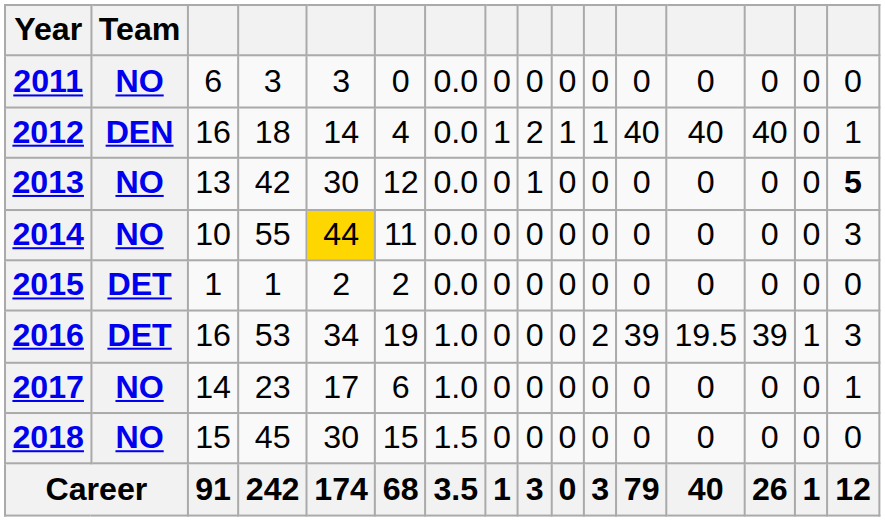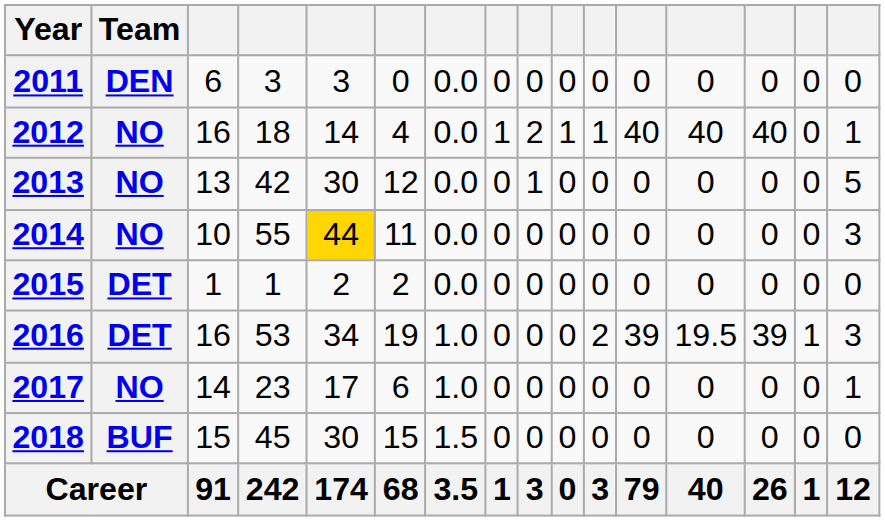(140, 81) NO -> (140, 81) DEN
(140, 132) DEN -> (140, 132) NO
(853, 183) bold -> (853, 183) normal
(140, 438) NO -> (140, 438) BUF
